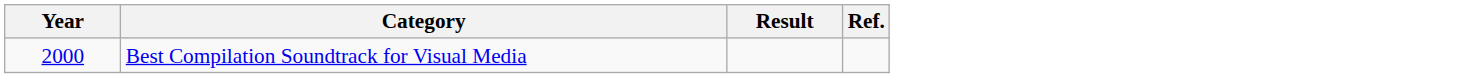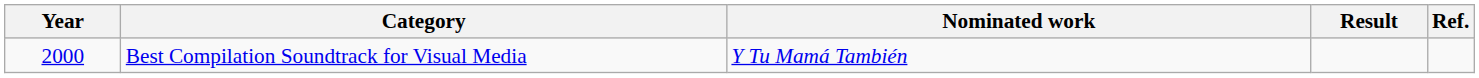+ column: (1019, 21)
